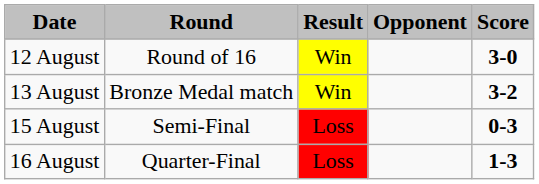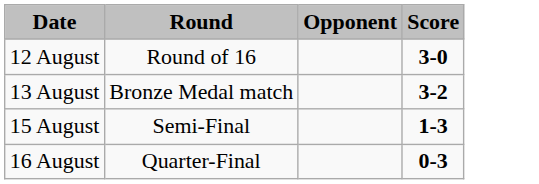- column: (333, 21)
(503, 126) 0-3 -> (433, 126) 1-3
(503, 160) 1-3 -> (433, 160) 0-3
